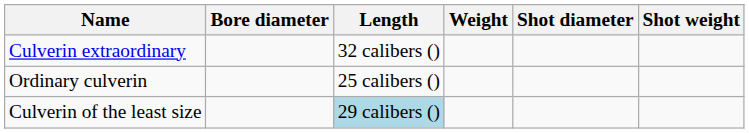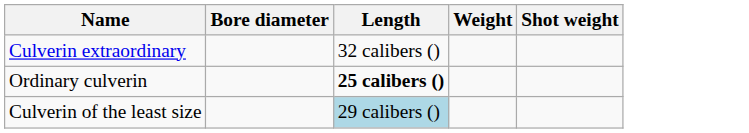- column: (575, 19)
(389, 81) normal -> (391, 81) bold
